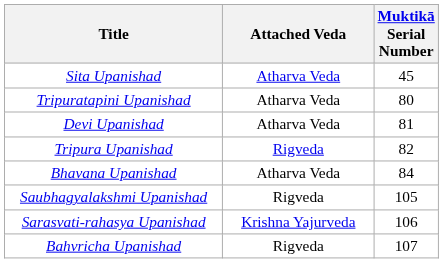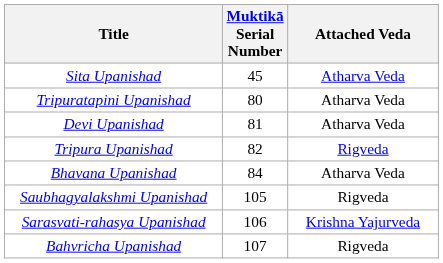columns swapped: (406, 33) <-> (298, 33)
